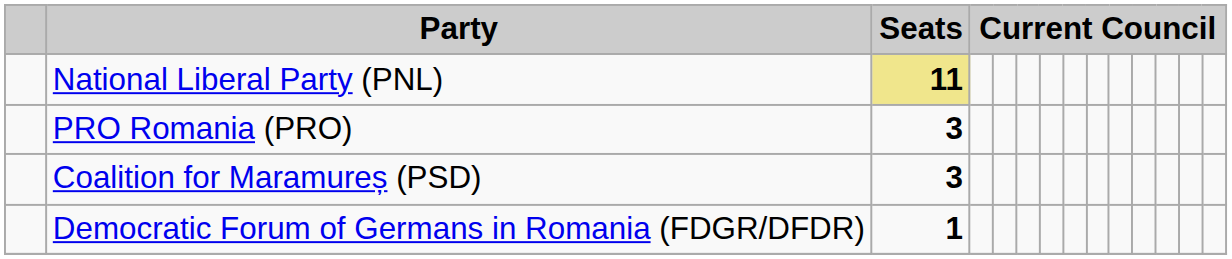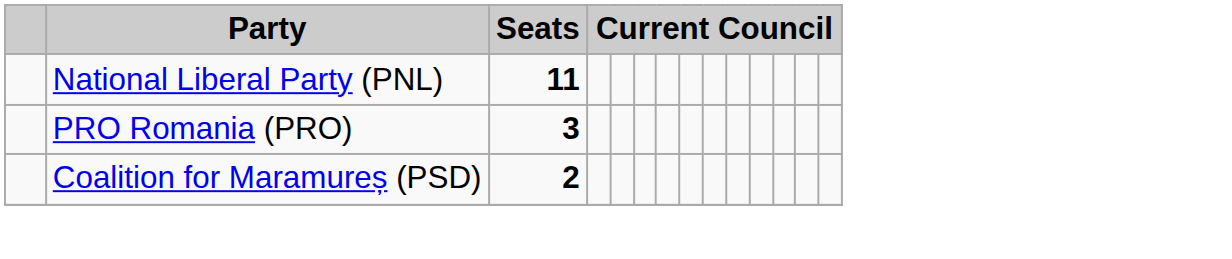(946, 79) khaki background -> (563, 79) no background
(954, 178) 3 -> (571, 178) 2
- row: (459, 228)
